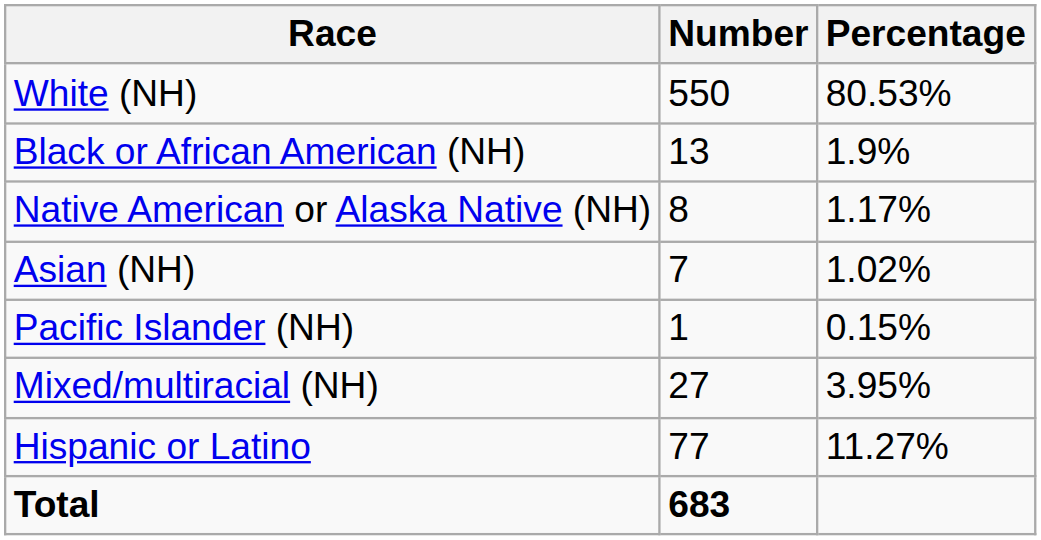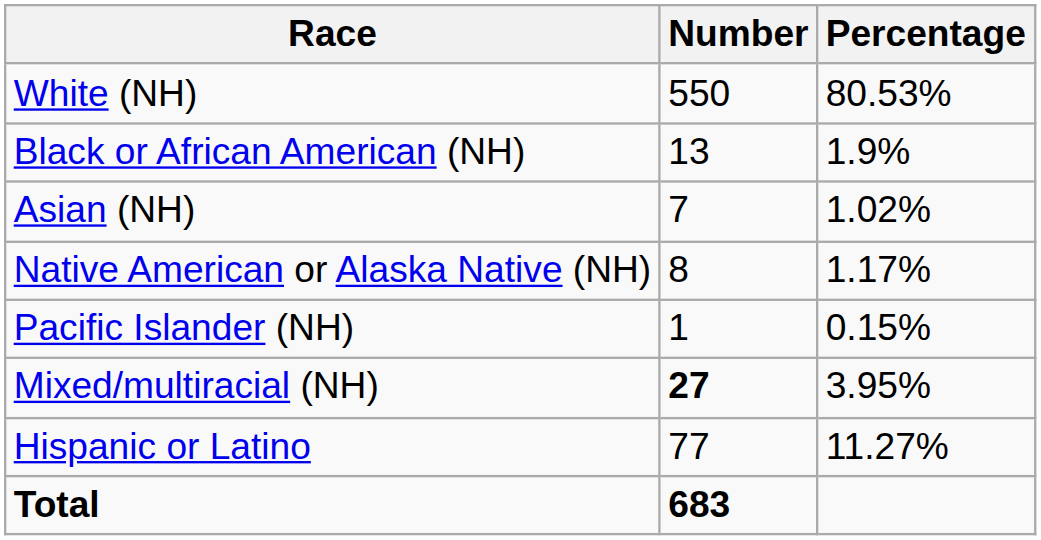rows swapped: (332, 210) <-> (104, 269)
(689, 387) normal -> (689, 387) bold
